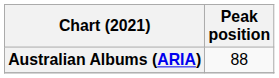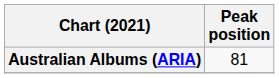(239, 60) 88 -> (239, 60) 81
